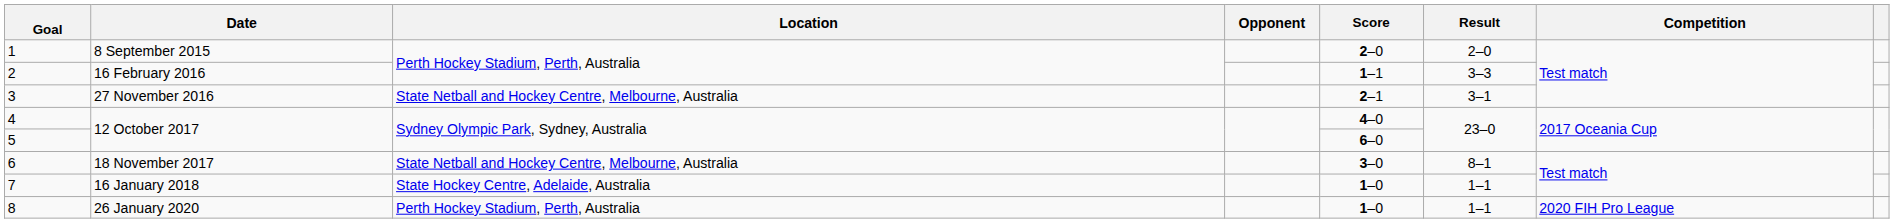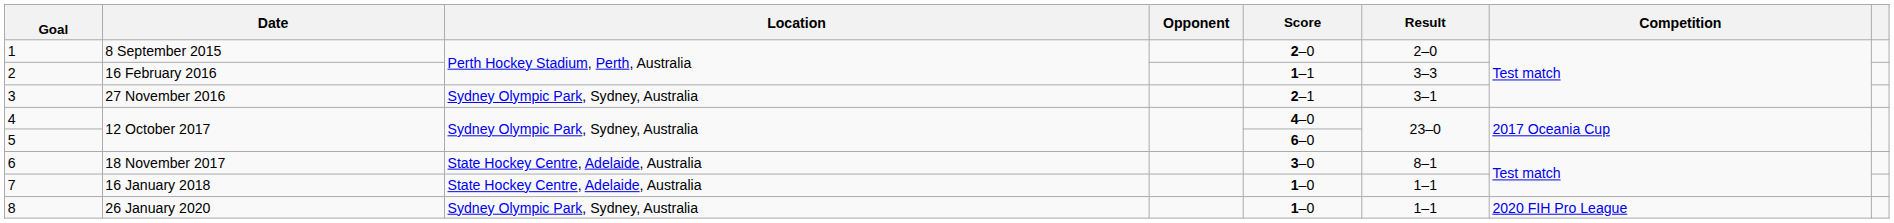(567, 96) State Netball and Hockey Centre, Melbourne, Australia -> (573, 96) Sydney Olympic Park, Sydney, Australia
(567, 163) State Netball and Hockey Centre, Melbourne, Australia -> (575, 163) State Hockey Centre, Adelaide, Australia
(518, 208) Perth Hockey Stadium, Perth, Australia -> (573, 208) Sydney Olympic Park, Sydney, Australia
